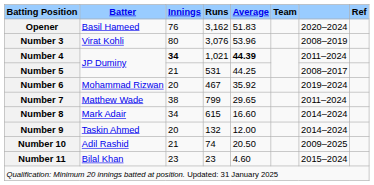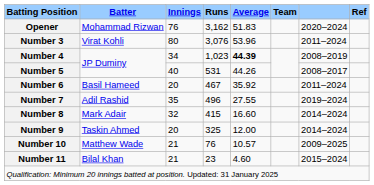(111, 27) Basil Hameed -> (123, 27) Mohammad Rizwan
(324, 41) 2008–2019 -> (324, 41) 2011–2024
(173, 56) bold -> (173, 56) normal
(217, 56) 1,021 -> (217, 56) 1,023
(324, 56) 2011–2024 -> (324, 56) 2008–2019
(173, 71) 21 -> (173, 71) 40
(244, 71) 44.25 -> (244, 71) 44.26
(123, 85) Mohammad Rizwan -> (111, 85) Basil Hameed
(324, 85) 2019–2024 -> (324, 85) 2011–2024
(113, 100) Matthew Wade -> (105, 100) Adil Rashid
(173, 100) 38 -> (173, 100) 35
(213, 100) 799 -> (213, 100) 496
(244, 100) 29.65 -> (244, 100) 27.55
(324, 100) 2011–2024 -> (324, 100) 2019–2024
(173, 115) 34 -> (173, 115) 32
(213, 115) 615 -> (213, 115) 415
(213, 129) 132 -> (213, 129) 325
(105, 144) Adil Rashid -> (113, 144) Matthew Wade
(210, 144) 74 -> (210, 144) 76
(244, 144) 20.50 -> (244, 144) 10.57
(173, 159) 23 -> (173, 159) 21
